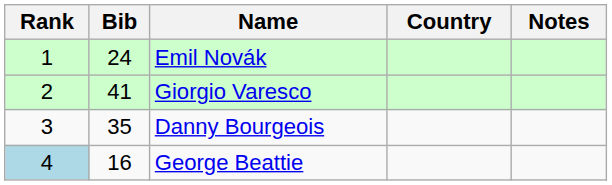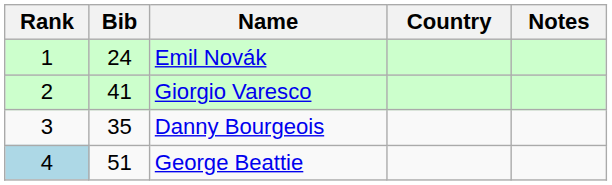(120, 162) 16 -> (120, 162) 51
